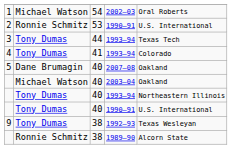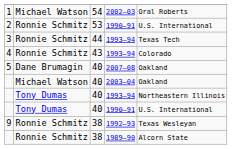(41, 39) Tony Dumas -> (52, 39) Ronnie Schmitz
(41, 53) Tony Dumas -> (52, 53) Ronnie Schmitz
(97, 53) 41 -> (97, 53) 43
(41, 123) Tony Dumas -> (52, 123) Ronnie Schmitz
